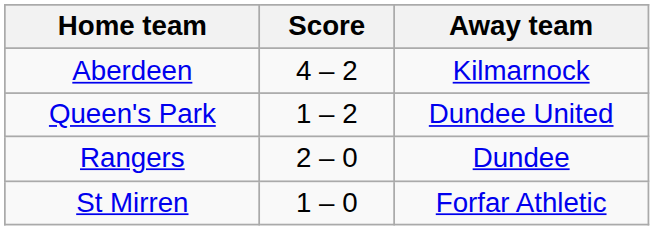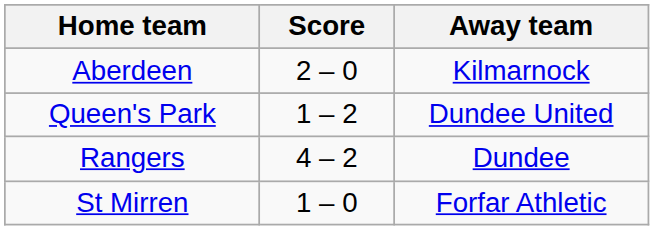(327, 70) 4 – 2 -> (327, 70) 2 – 0
(327, 158) 2 – 0 -> (327, 158) 4 – 2
